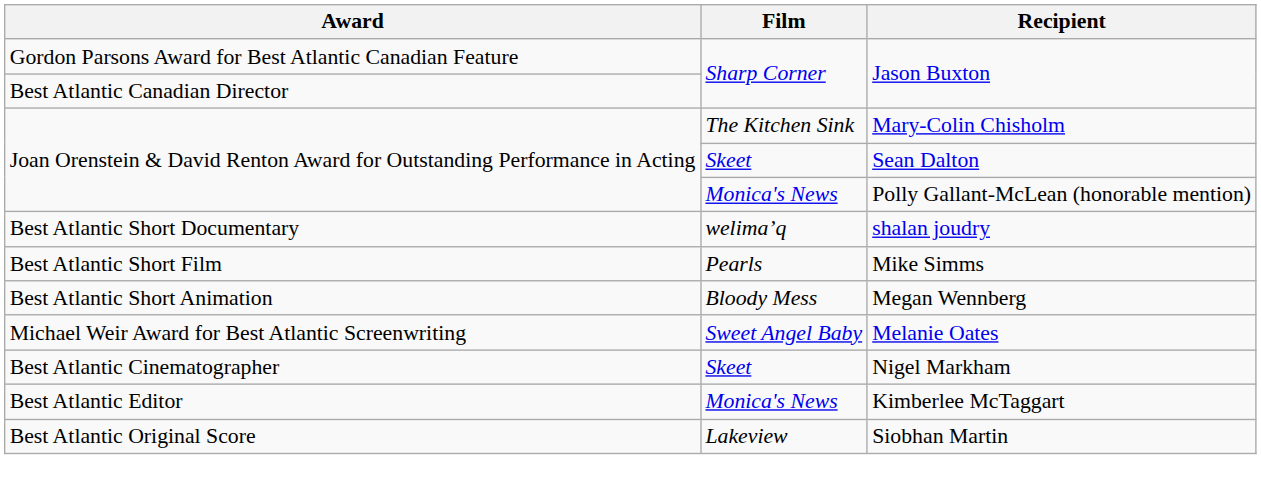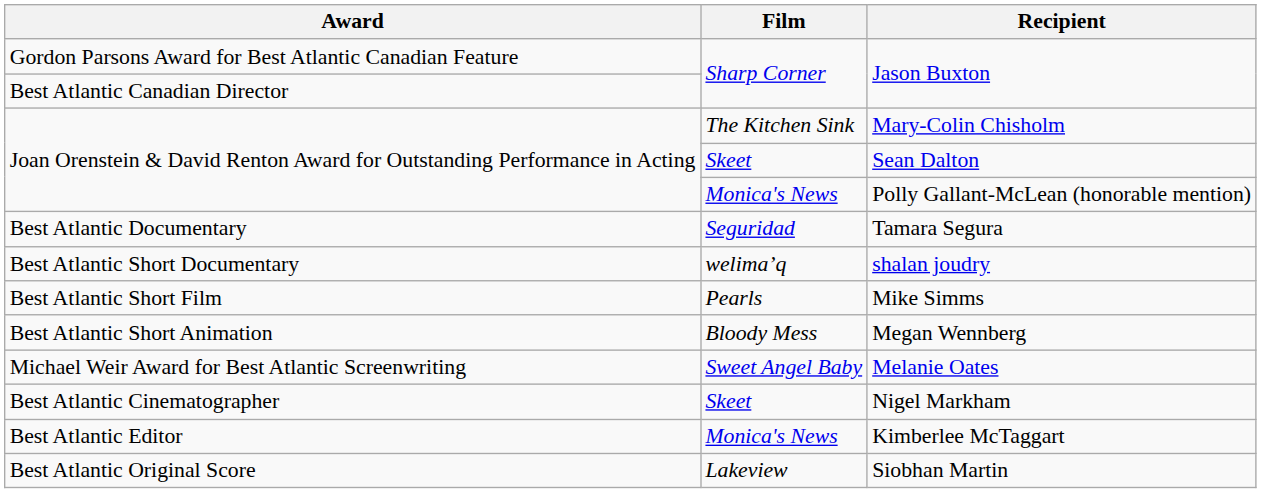+ row: (128, 228)
